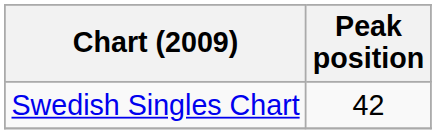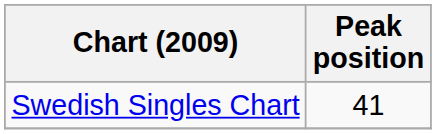(369, 104) 42 -> (369, 104) 41
